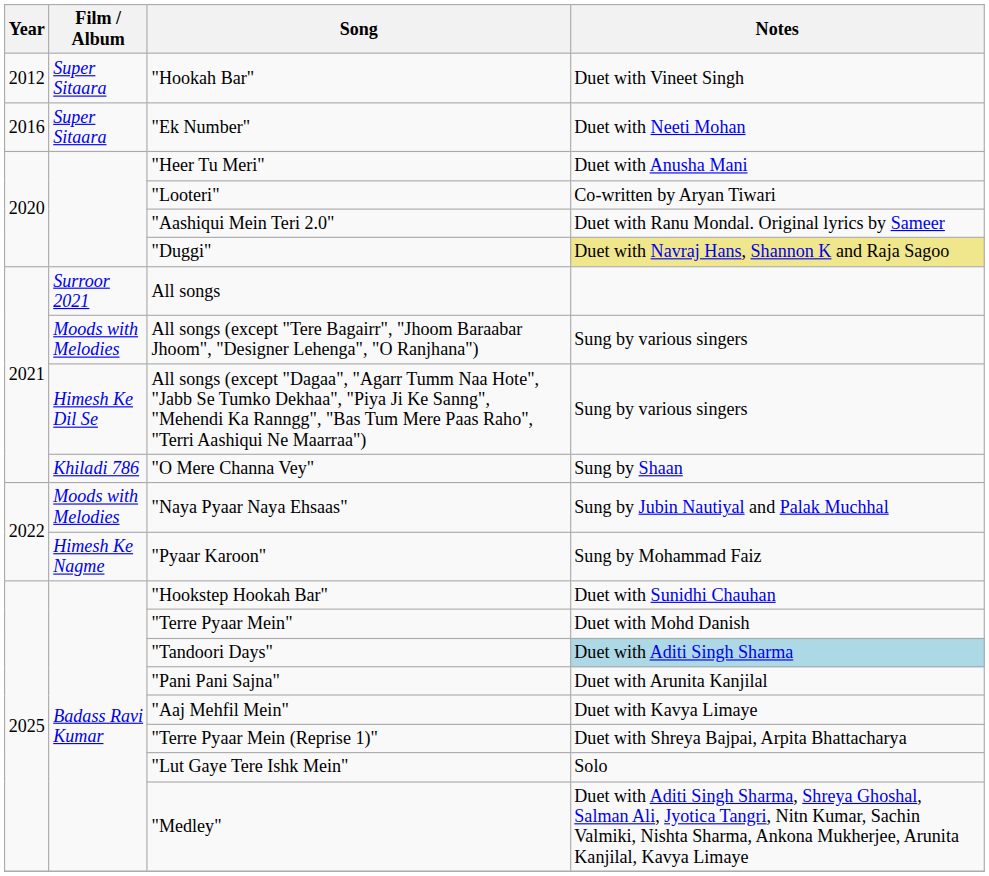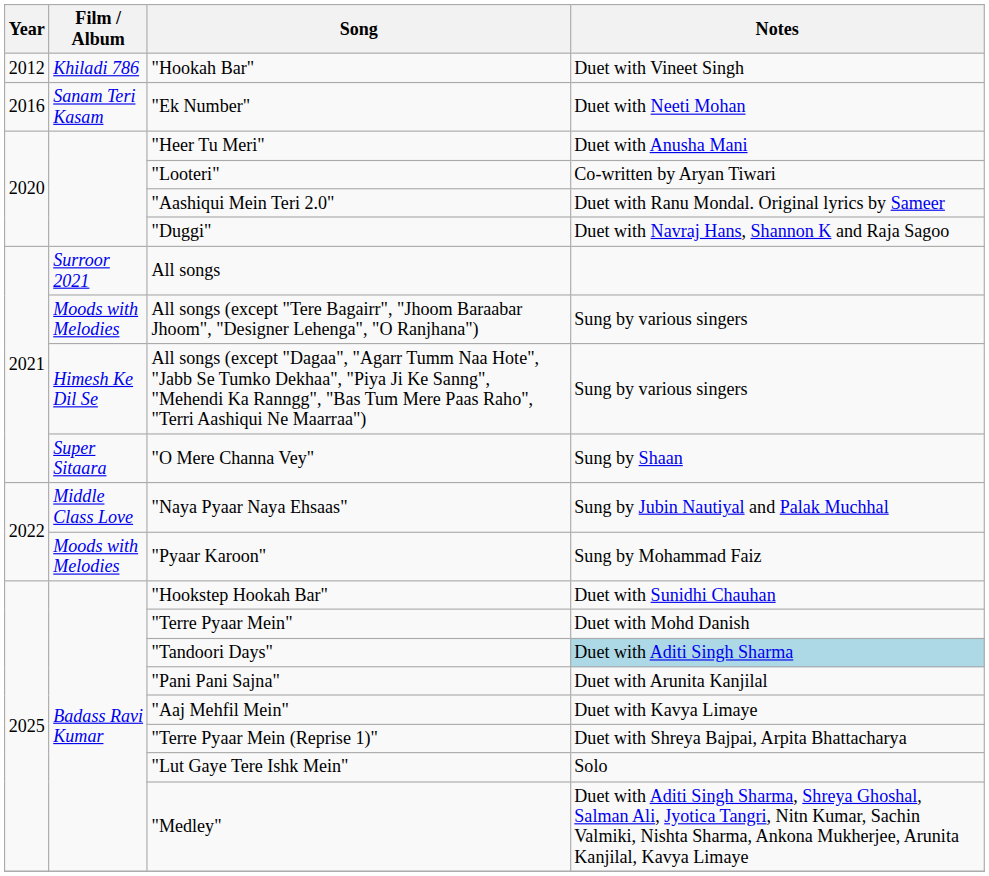(80, 78) Super Sitaara -> (96, 67) Khiladi 786
(80, 127) Super Sitaara -> (94, 106) Sanam Teri Kasam
(762, 251) khaki background -> (762, 231) no background
(96, 468) Khiladi 786 -> (80, 458) Super Sitaara
(96, 507) Moods with Melodies -> (93, 507) Middle Class Love
(93, 556) Himesh Ke Nagme -> (96, 556) Moods with Melodies
